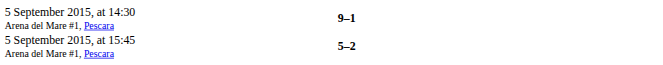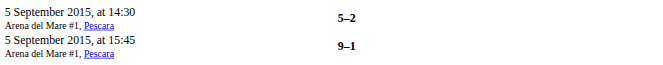(347, 18) 9–1 -> (347, 18) 5–2
(347, 46) 5–2 -> (347, 46) 9–1
